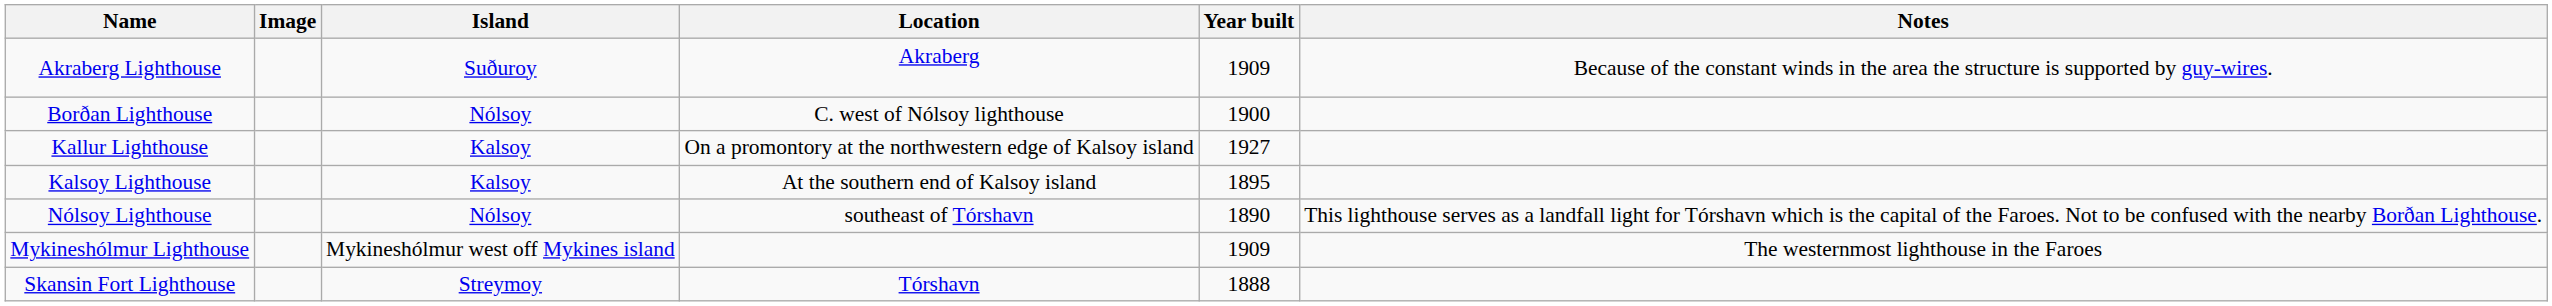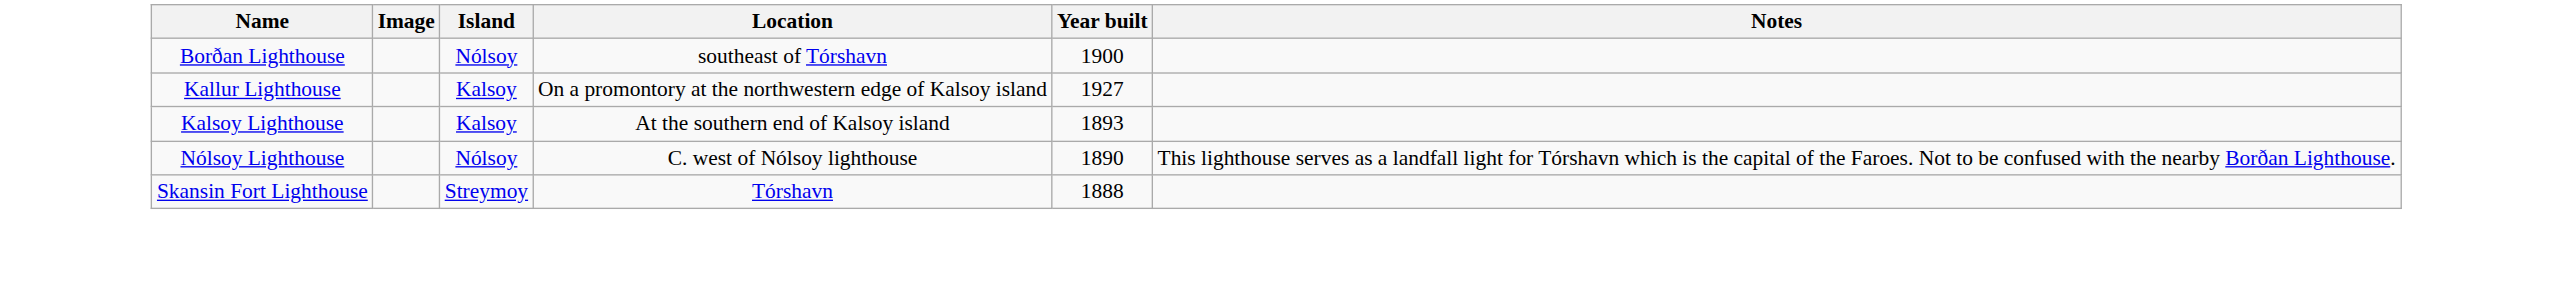- row: (130, 67)
(939, 113) C. west of Nólsoy lighthouse -> (792, 55) southeast of Tórshavn
(1249, 181) 1895 -> (1102, 123) 1893
(939, 215) southeast of Tórshavn -> (792, 157) C. west of Nólsoy lighthouse
- row: (130, 249)
